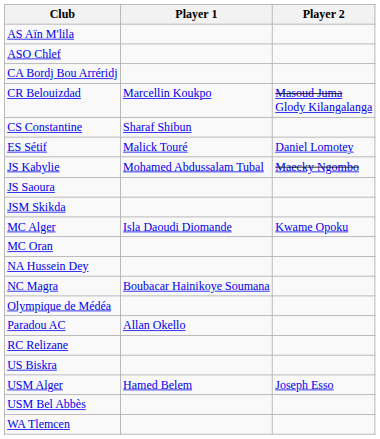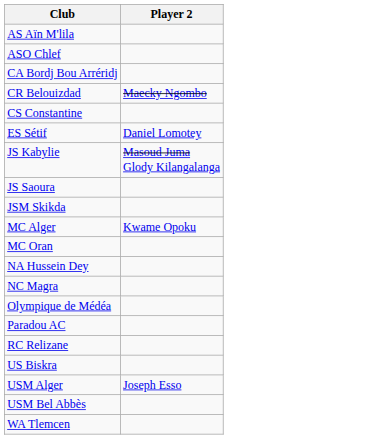- column: (196, 14)
(324, 100) Masoud Juma Glody Kilangalanga -> (165, 93) Maecky Ngombo
(317, 167) Maecky Ngombo -> (172, 160) Masoud Juma Glody Kilangalanga
